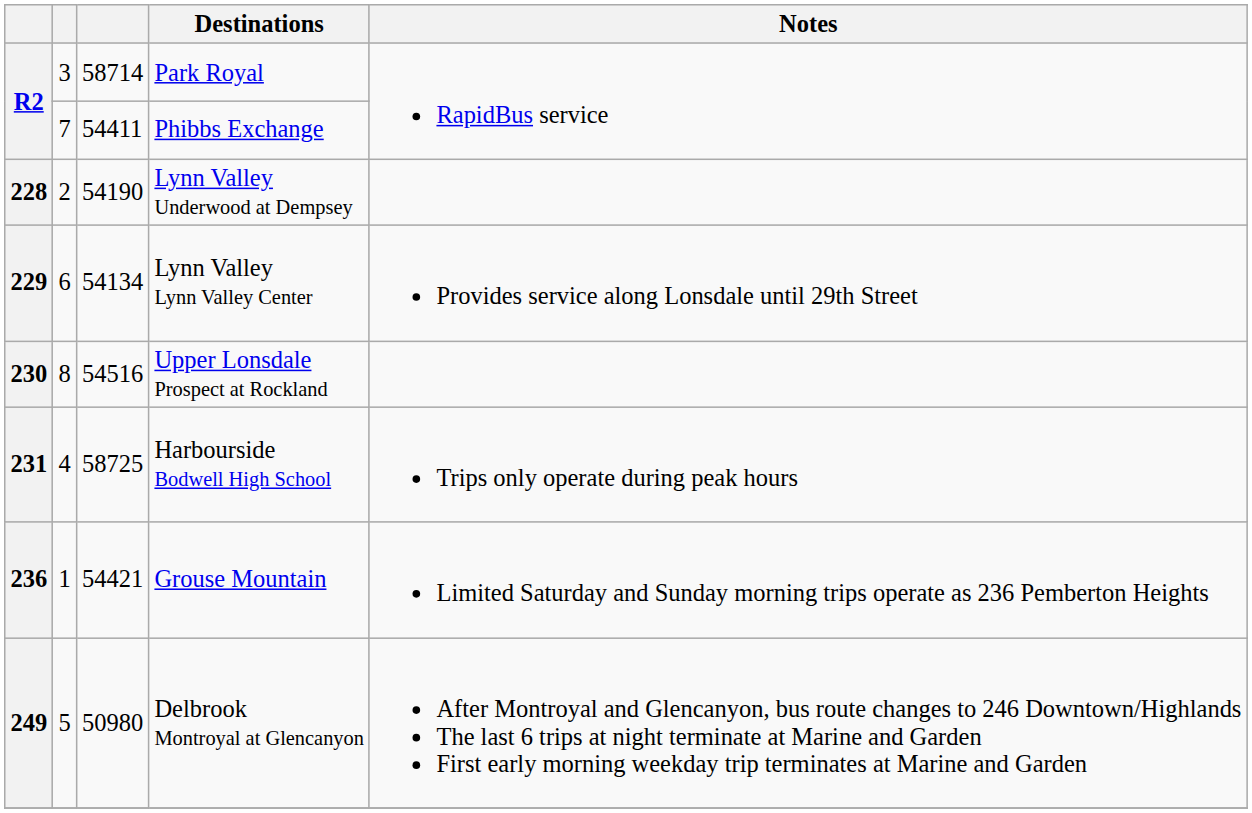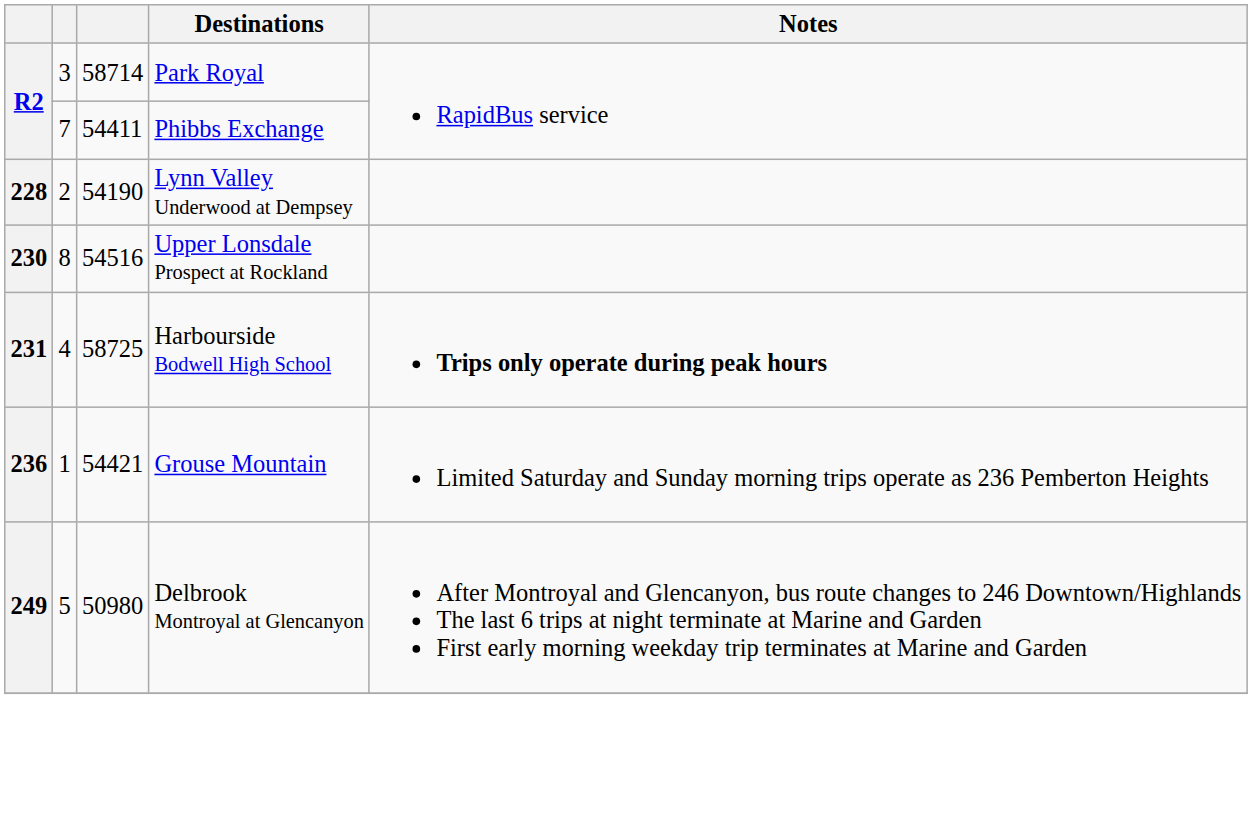- row: (234, 282)
(808, 478) normal -> (808, 363) bold
